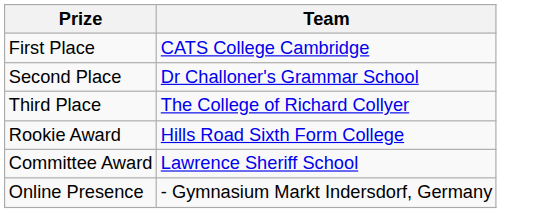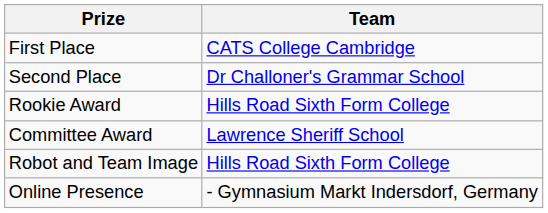- row: (55, 105)
+ row: (103, 163)
